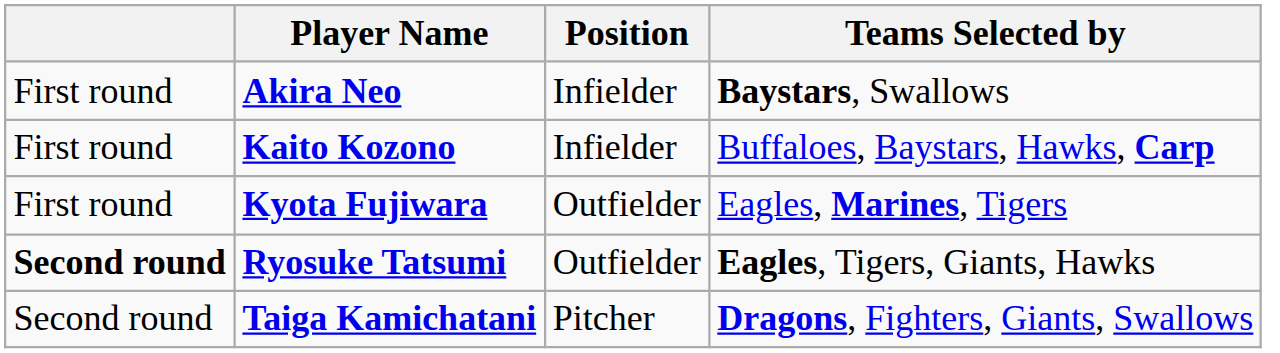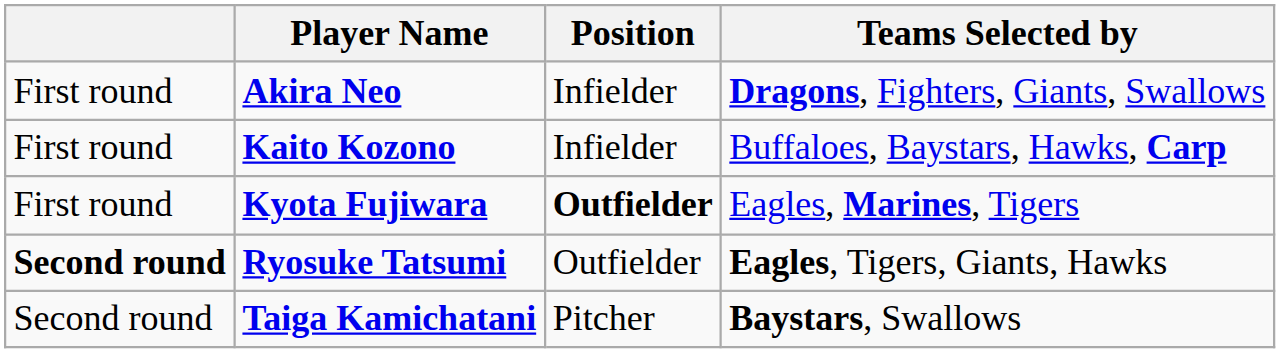(863, 90) Baystars, Swallows -> (997, 90) Dragons, Fighters, Giants, Swallows
(627, 204) normal -> (633, 204) bold
(985, 318) Dragons, Fighters, Giants, Swallows -> (875, 318) Baystars, Swallows
